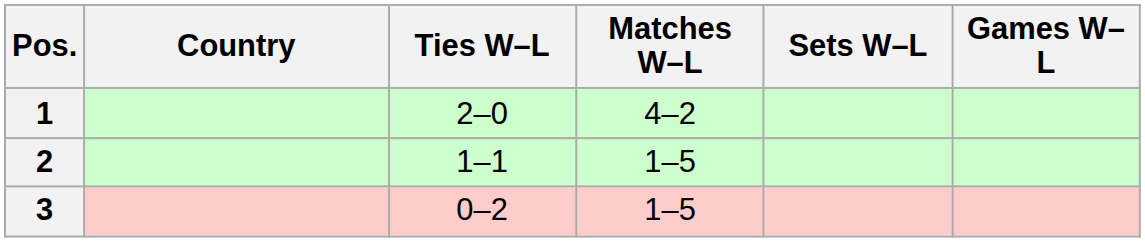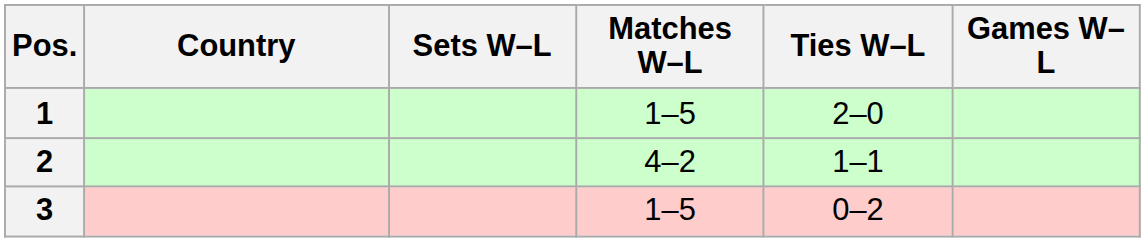columns swapped: (482, 46) <-> (858, 46)
(670, 112) 4–2 -> (670, 112) 1–5
(670, 161) 1–5 -> (670, 161) 4–2
